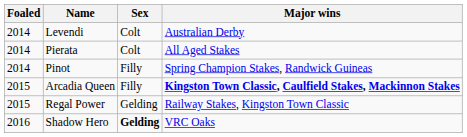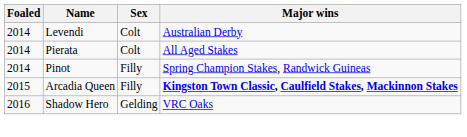- row: (75, 104)
(140, 123) bold -> (139, 104) normal
